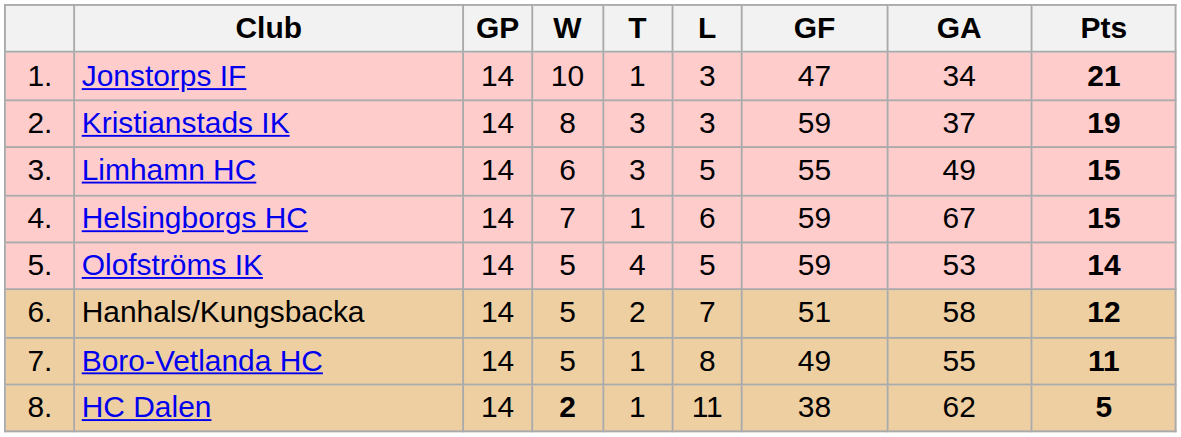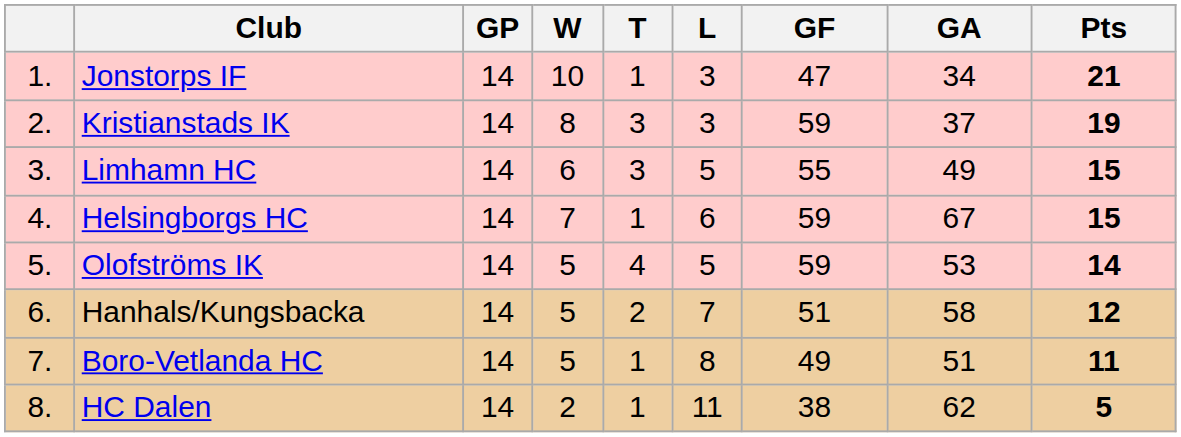(959, 360) 55 -> (959, 360) 51
(567, 407) bold -> (567, 407) normal
